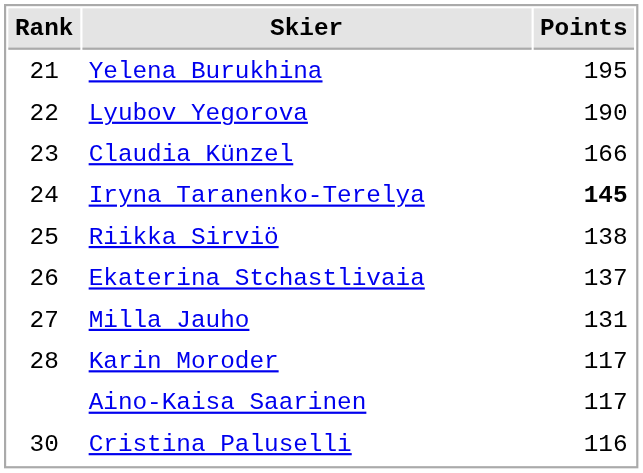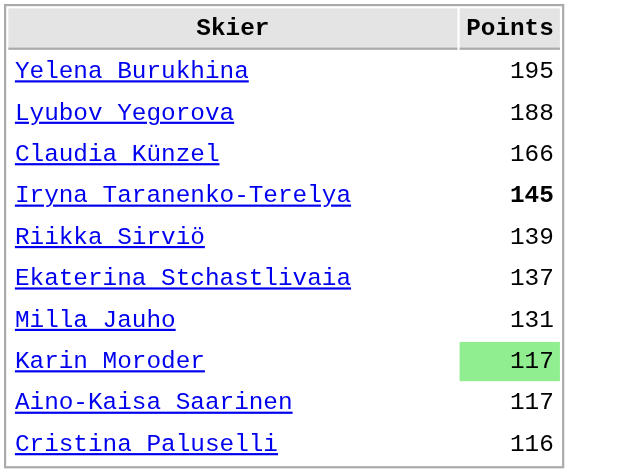- column: (44, 28)
(606, 113) 190 -> (532, 113) 188
(606, 237) 138 -> (532, 237) 139
(606, 362) no background -> (532, 362) lightgreen background
